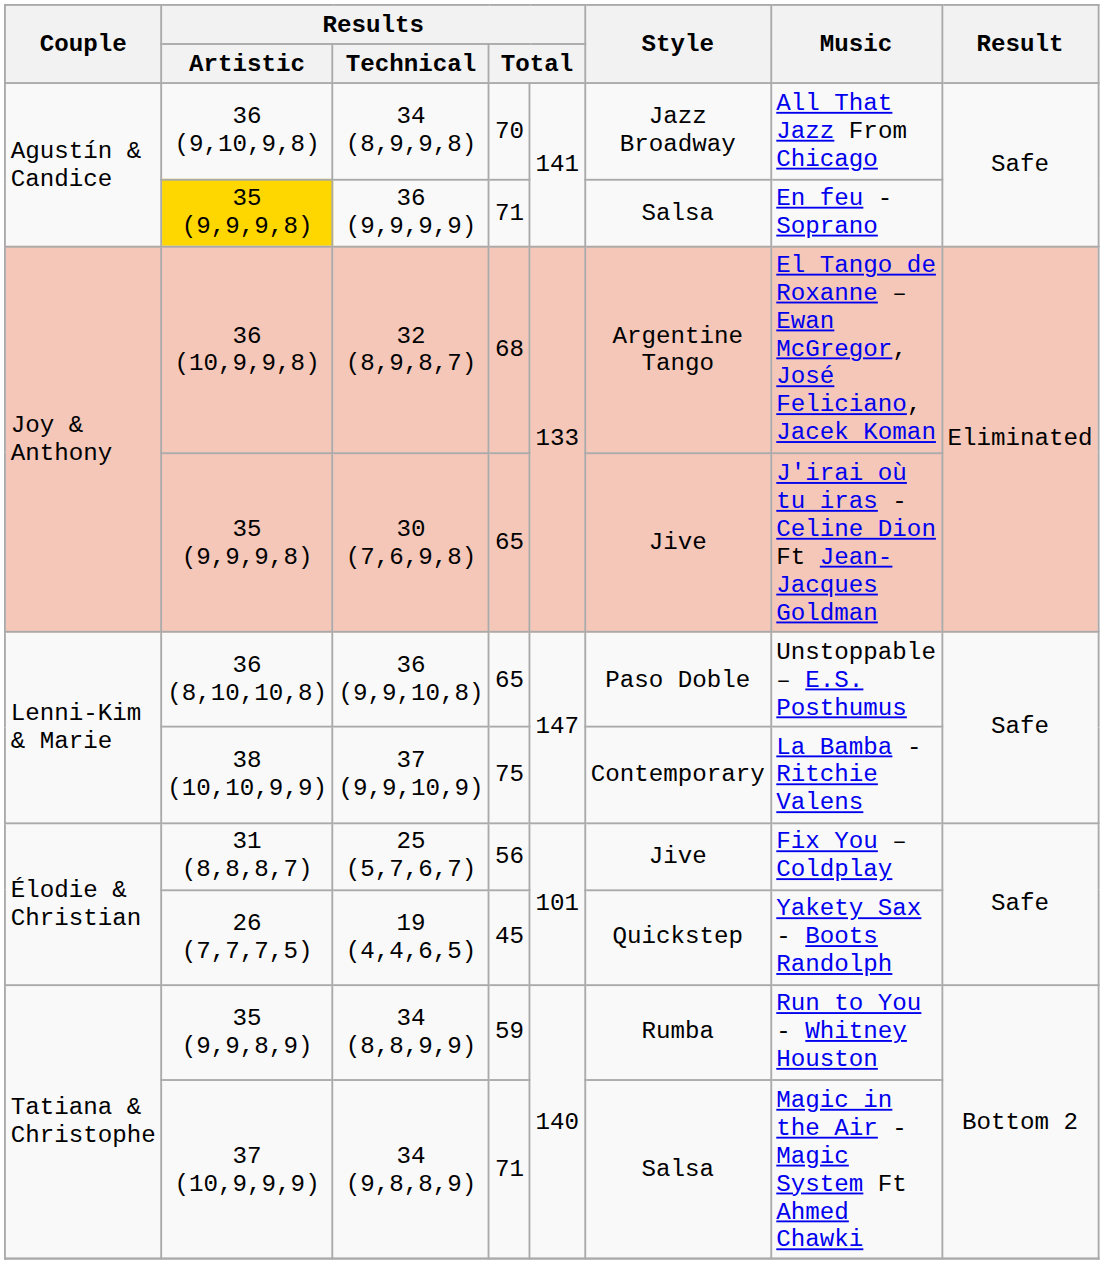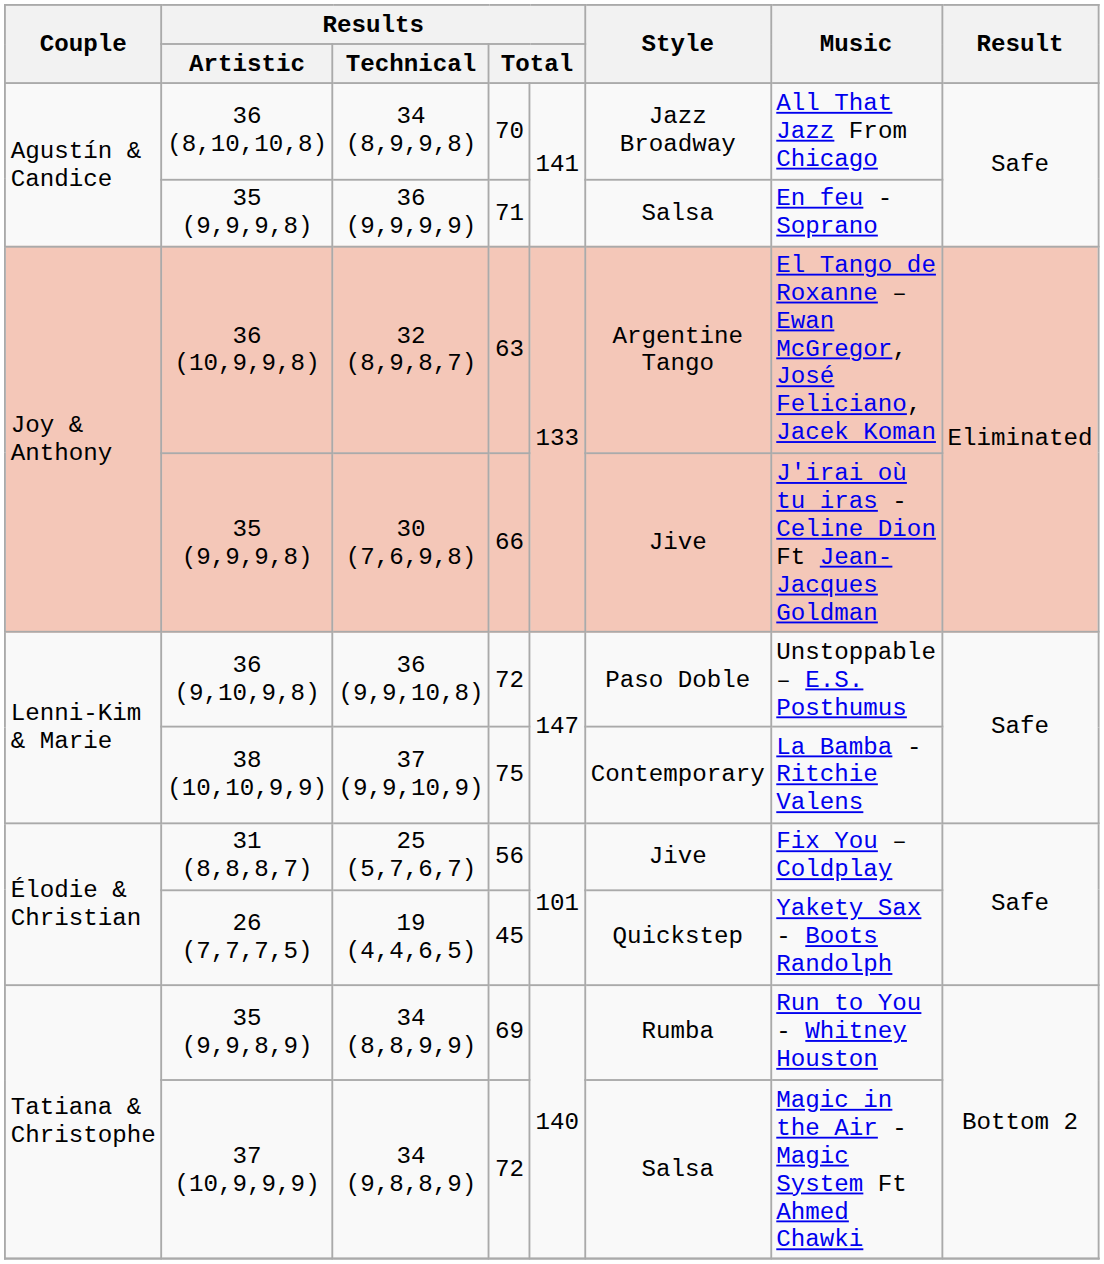(247, 131) 36 (9,10,9,8) -> (247, 131) 36 (8,10,10,8)
(247, 213) gold background -> (247, 213) no background
(510, 350) 68 -> (510, 350) 63
(510, 543) 65 -> (510, 543) 66
(247, 680) 36 (8,10,10,8) -> (247, 680) 36 (9,10,9,8)
(510, 680) 65 -> (510, 680) 72
(510, 1033) 59 -> (510, 1033) 69
(510, 1170) 71 -> (510, 1170) 72
